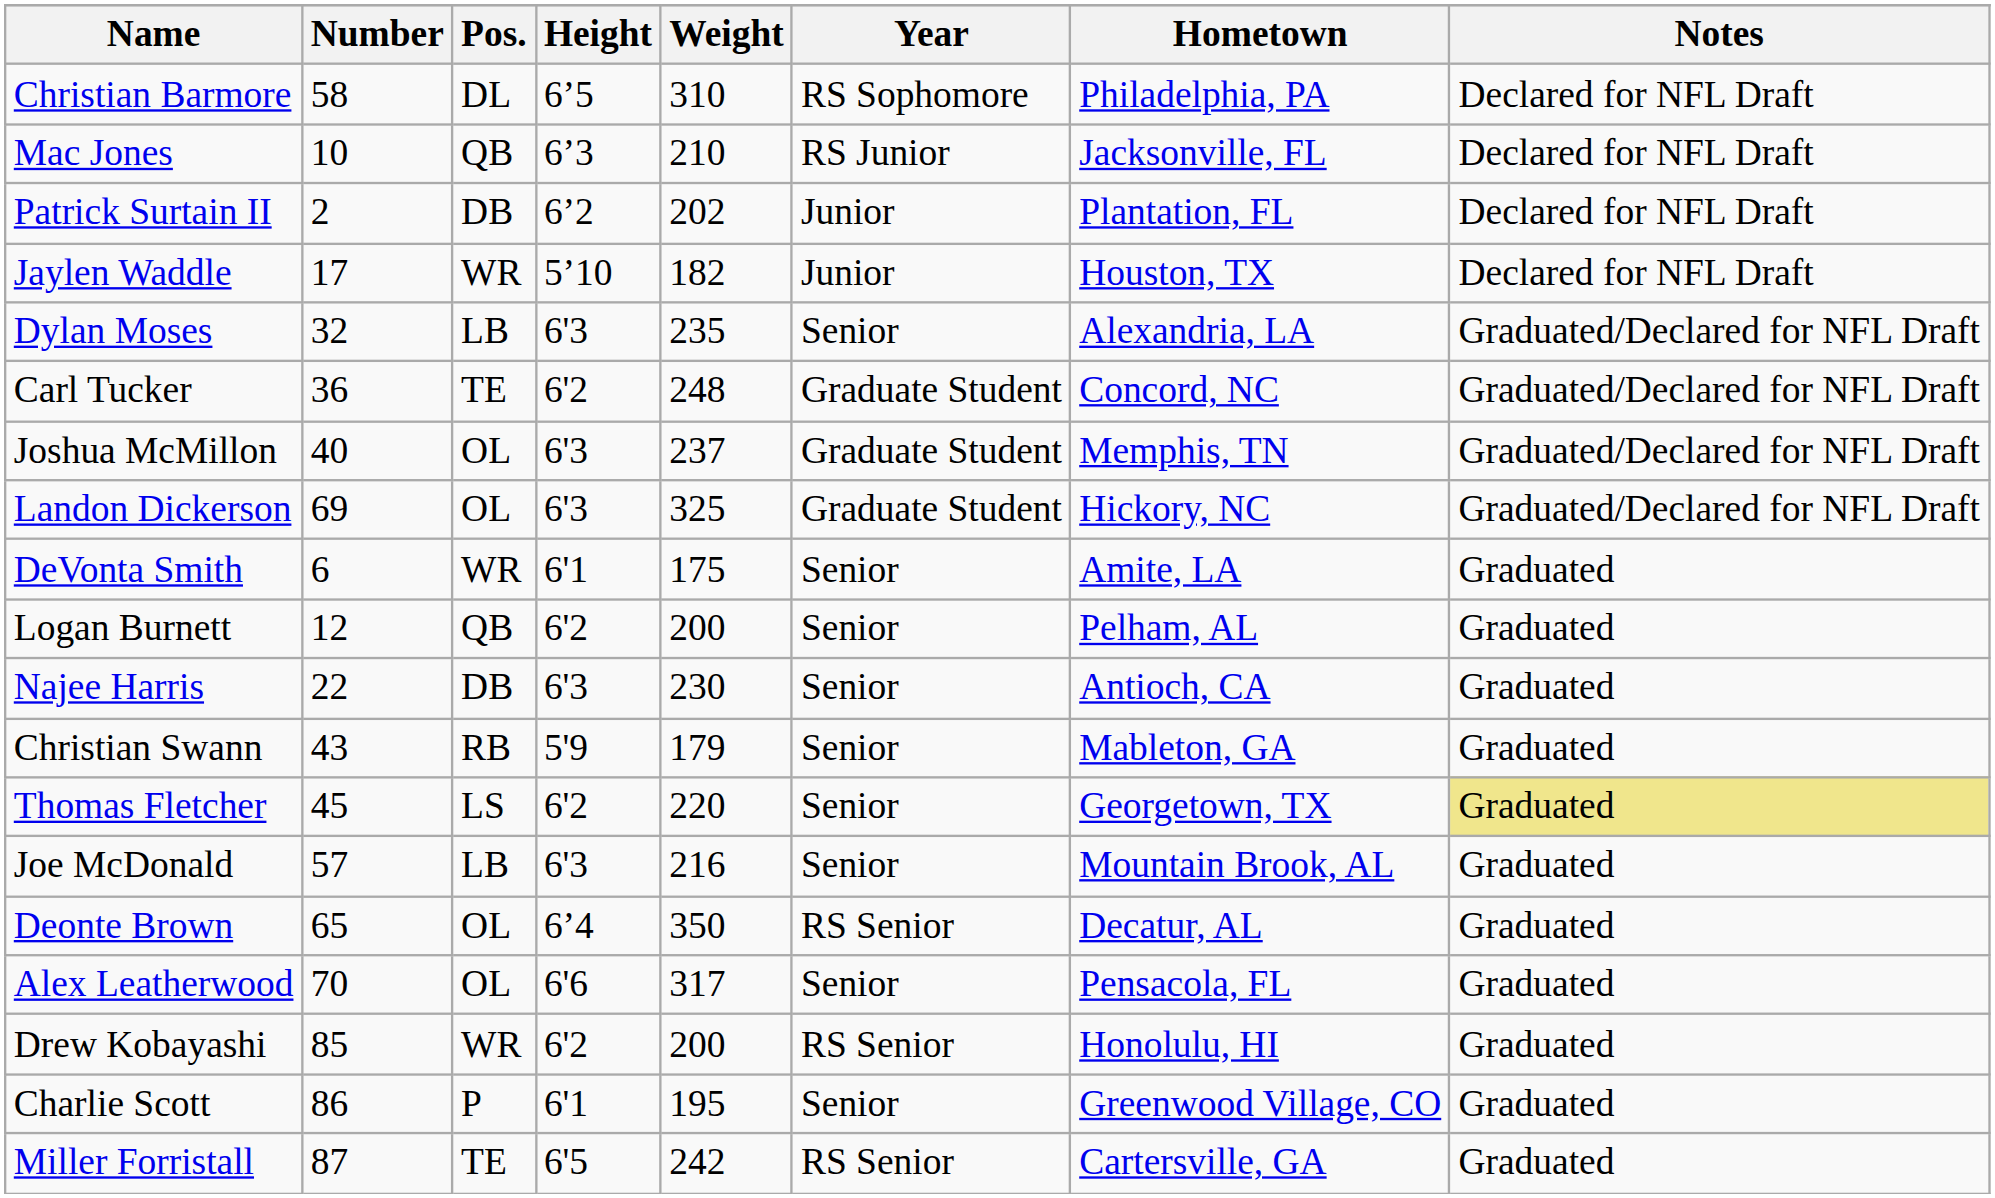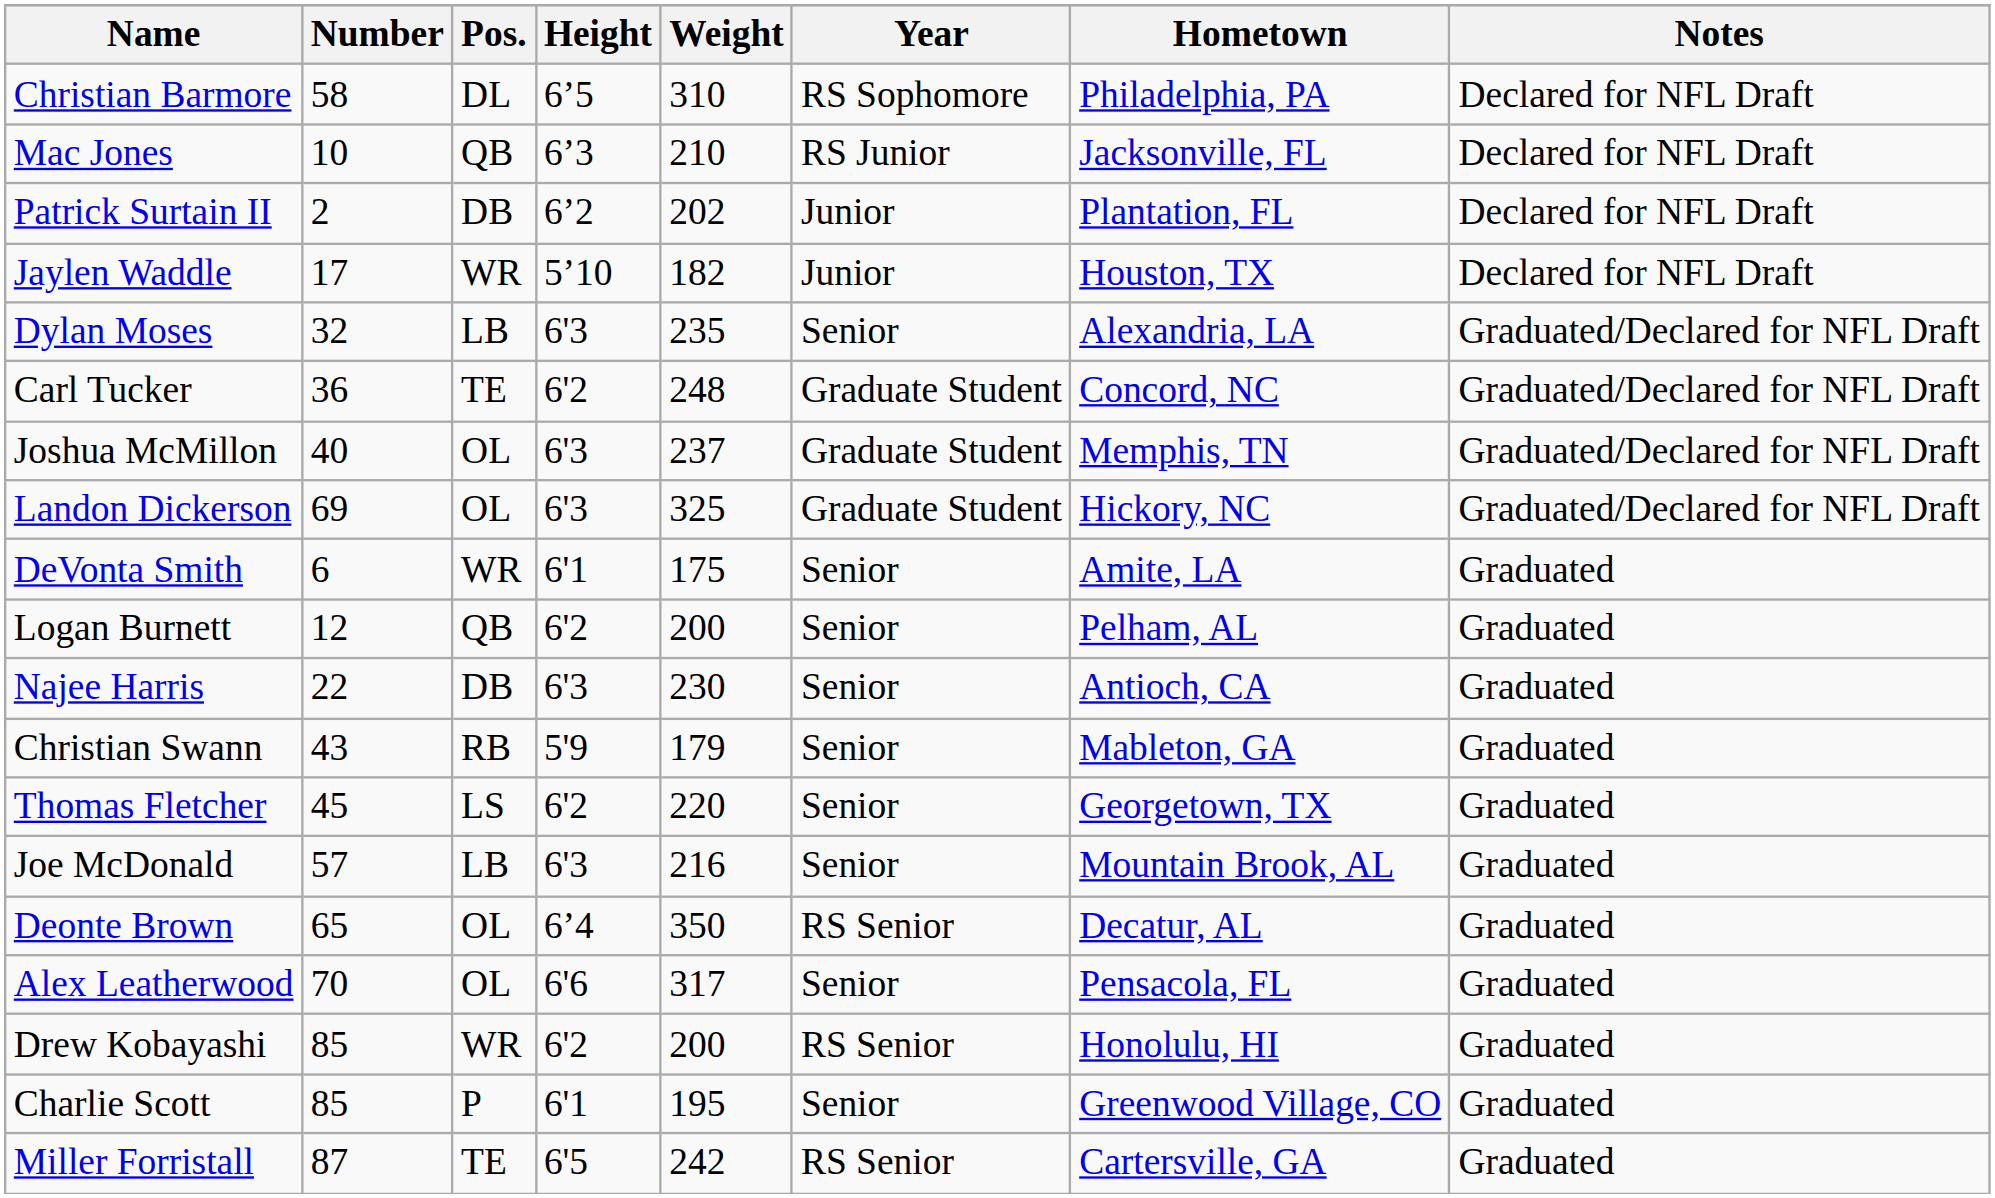(1536, 806) khaki background -> (1536, 806) no background
(329, 1102) 86 -> (329, 1102) 85
